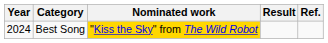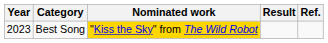(19, 30) 2024 -> (19, 30) 2023
